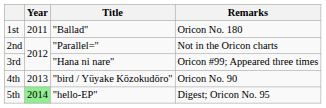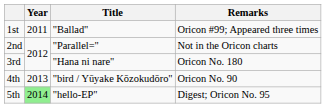(210, 29) Oricon No. 180 -> (248, 29) Oricon #99; Appeared three times
(248, 62) Oricon #99; Appeared three times -> (210, 62) Oricon No. 180
